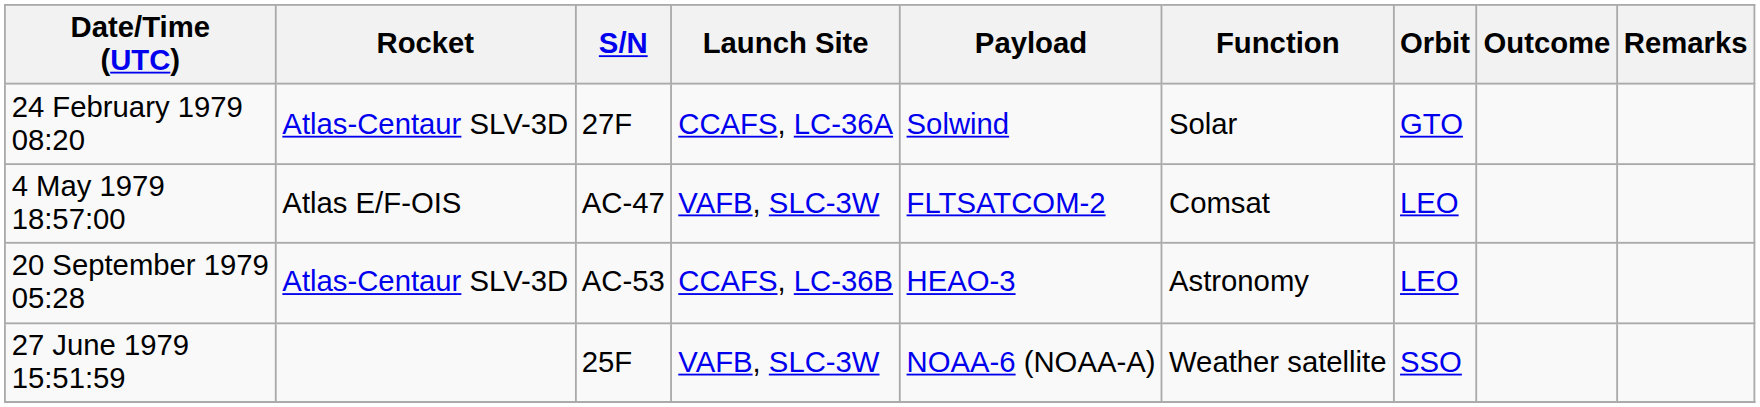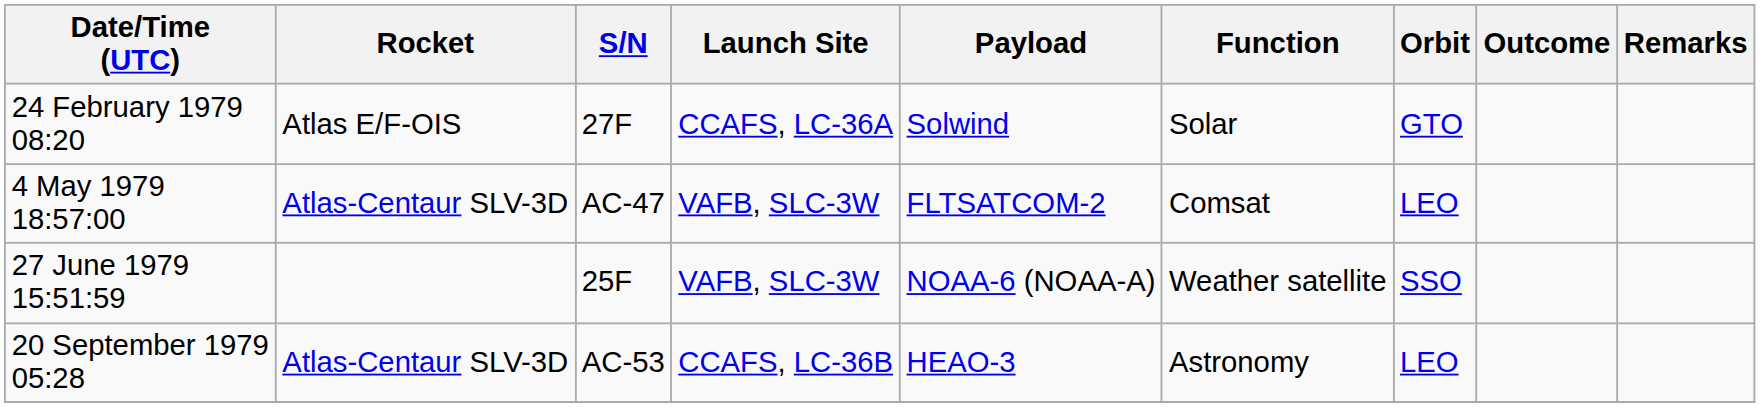(425, 123) Atlas-Centaur SLV-3D -> (372, 123) Atlas E/F-OIS
(372, 202) Atlas E/F-OIS -> (425, 202) Atlas-Centaur SLV-3D
rows swapped: (100, 361) <-> (140, 282)
